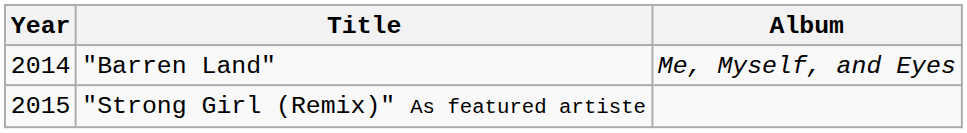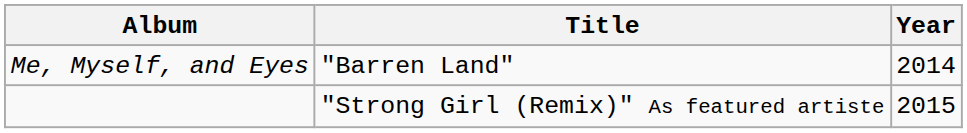columns swapped: (41, 25) <-> (807, 25)
